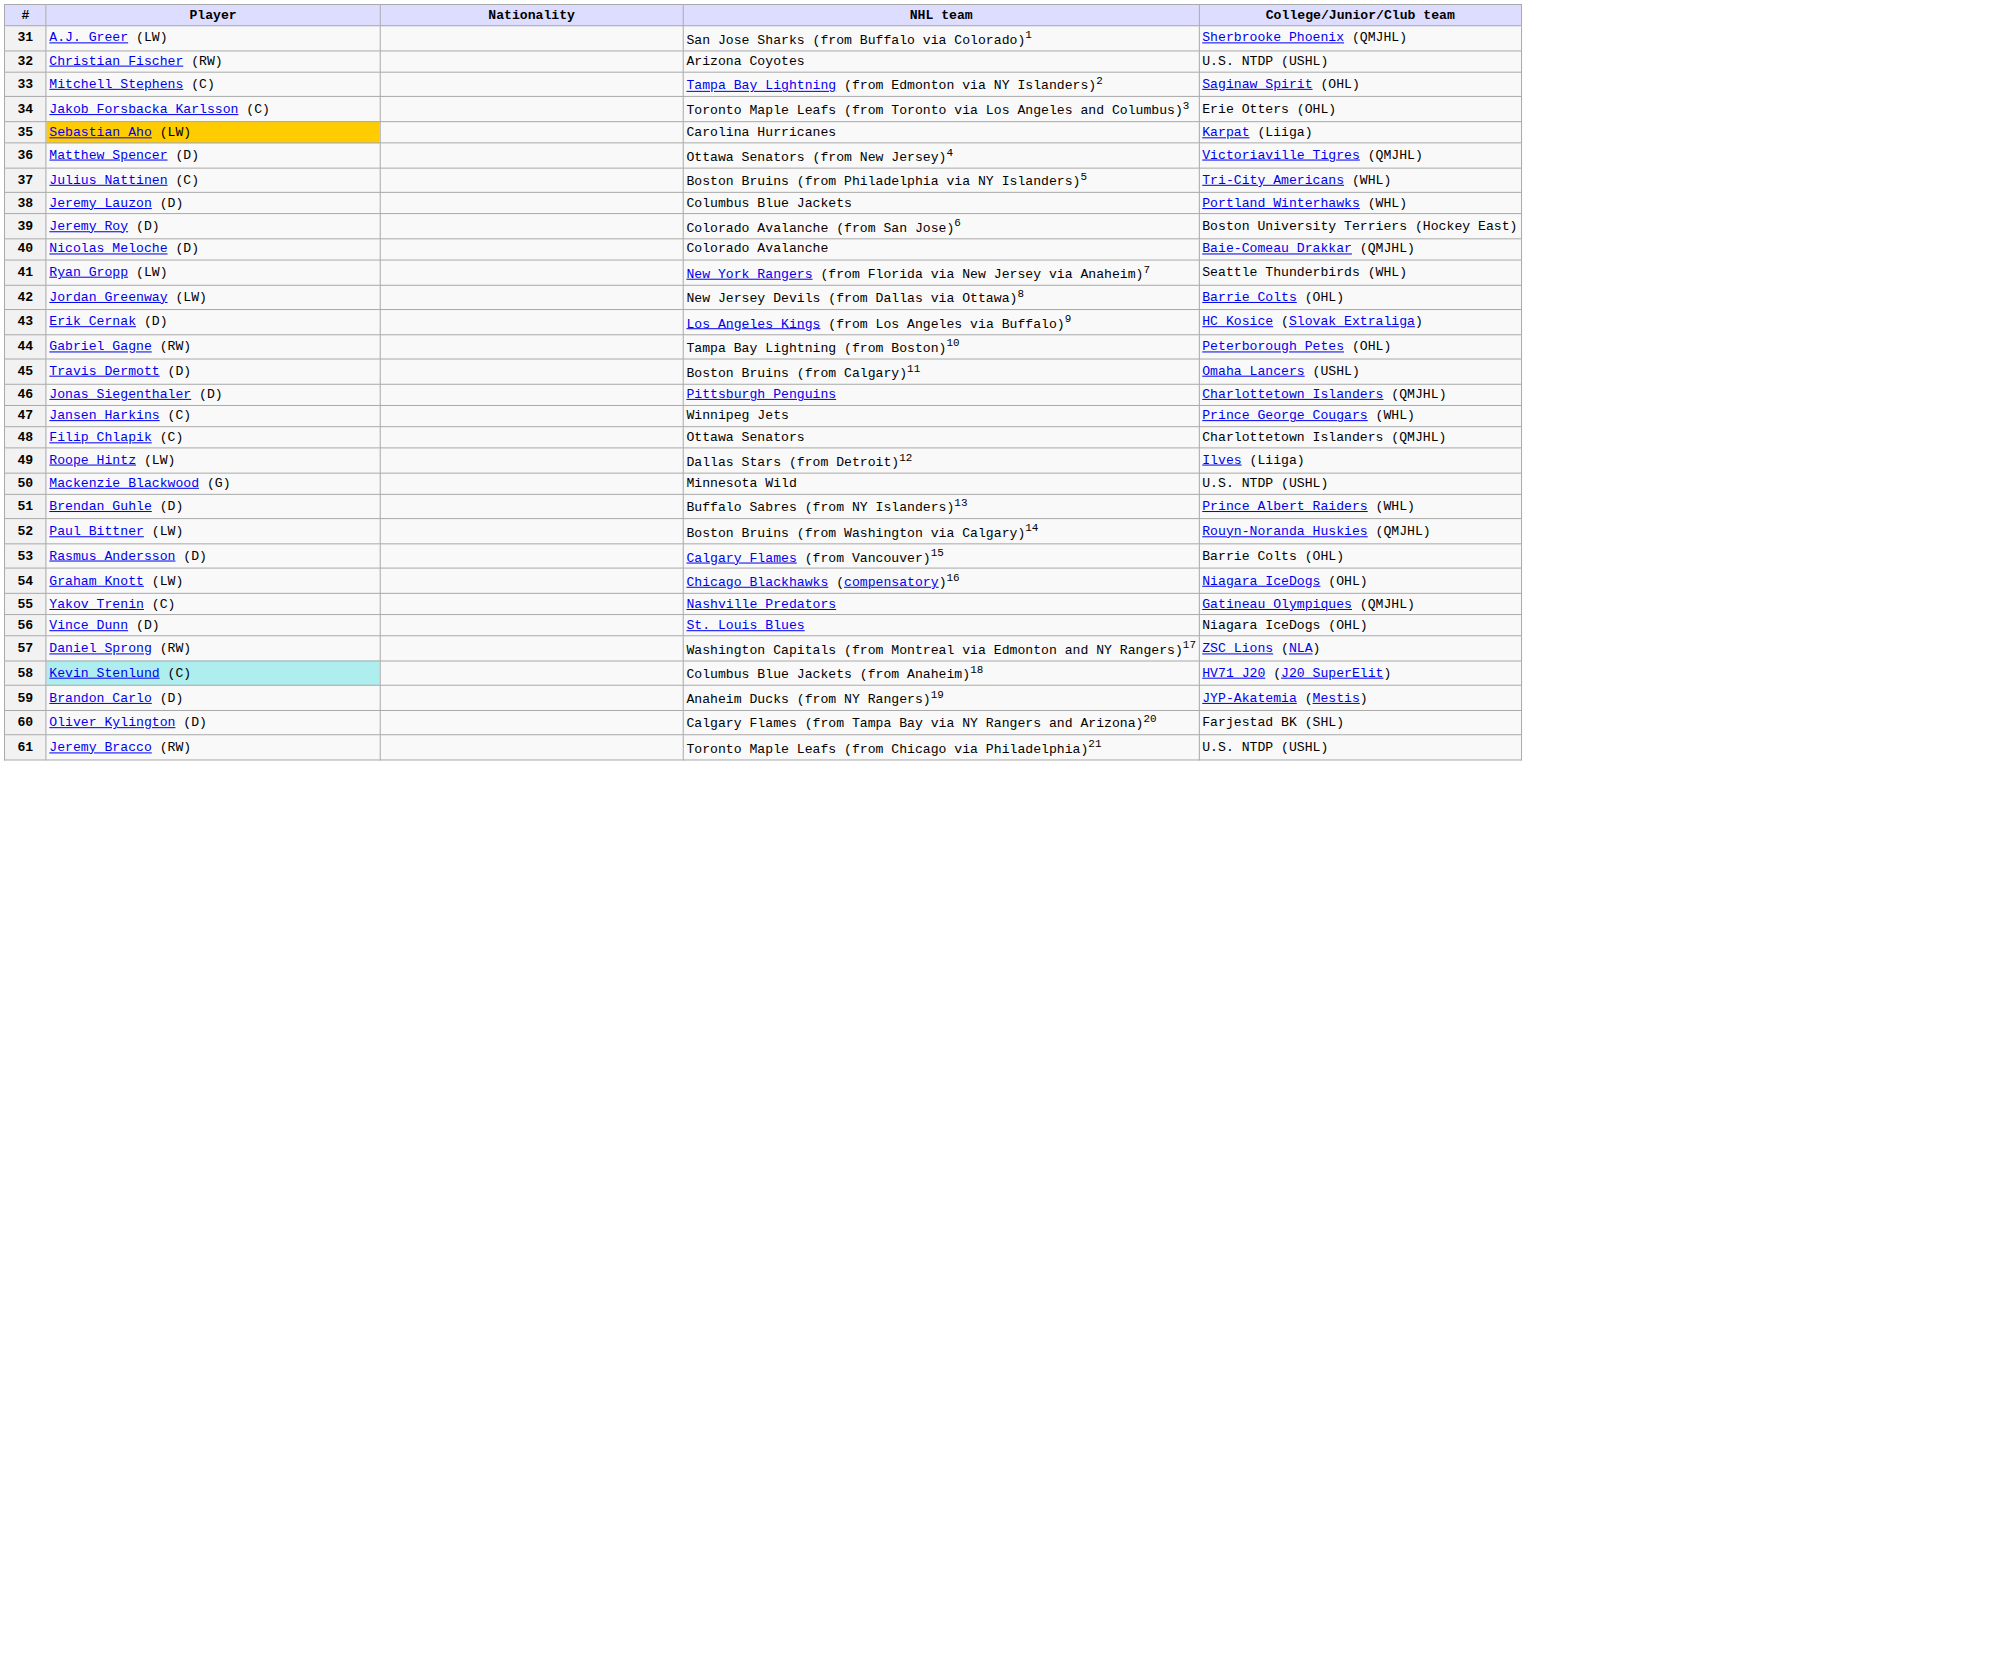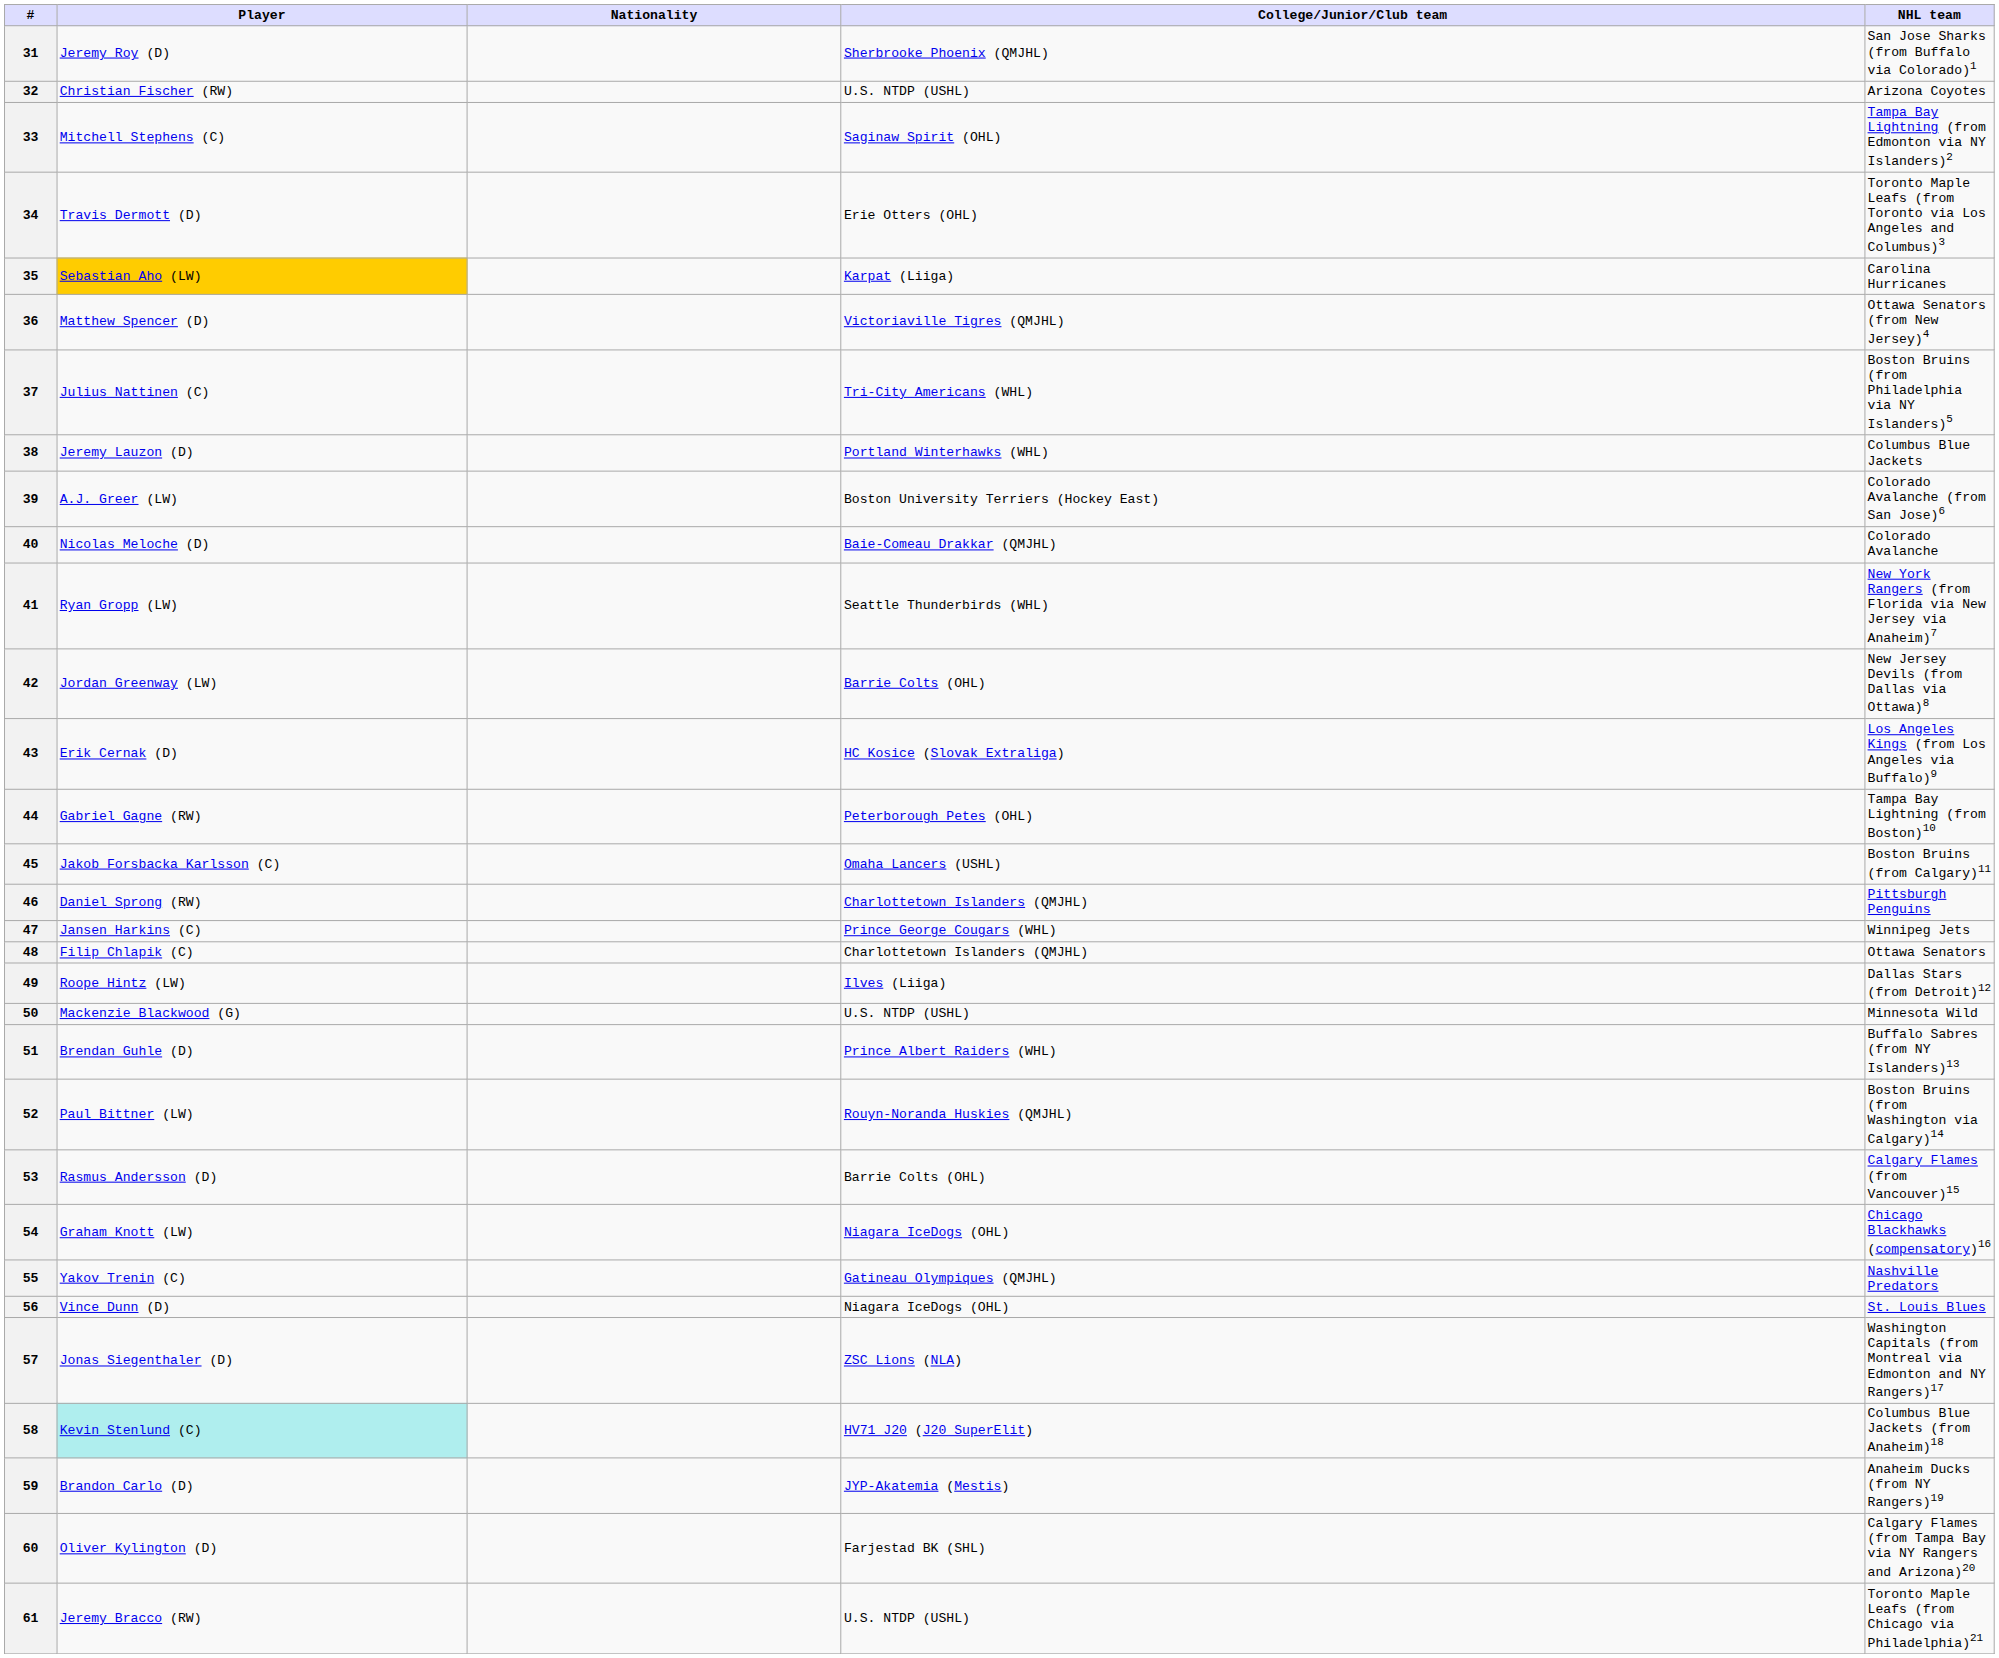columns swapped: (941, 15) <-> (1360, 15)
(108, 38) A.J. Greer (LW) -> (115, 53) Jeremy Roy (D)
(160, 109) Jakob Forsbacka Karlsson (C) -> (131, 215) Travis Dermott (D)
(105, 226) Jeremy Roy (D) -> (119, 499) A.J. Greer (LW)
(120, 371) Travis Dermott (D) -> (170, 864) Jakob Forsbacka Karlsson (C)
(136, 395) Jonas Siegenthaler (D) -> (131, 902) Daniel Sprong (RW)
(120, 648) Daniel Sprong (RW) -> (146, 1360) Jonas Siegenthaler (D)
